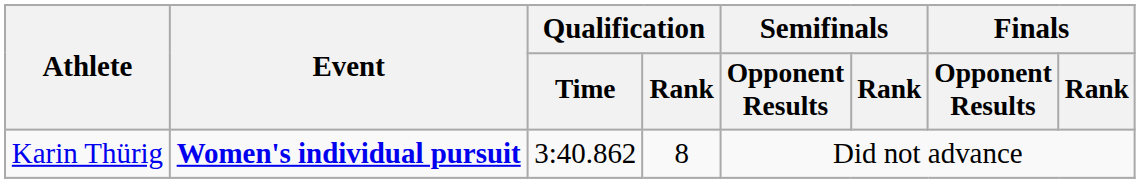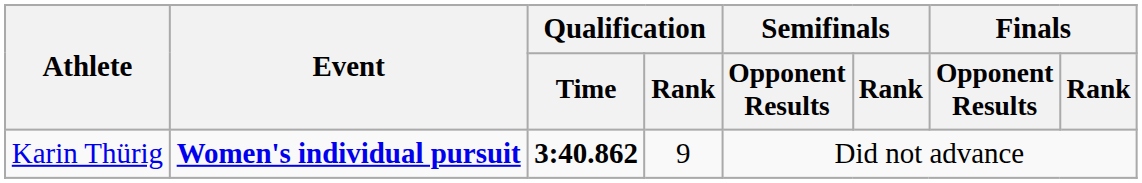(585, 153) normal -> (586, 153) bold
(682, 153) 8 -> (683, 153) 9
